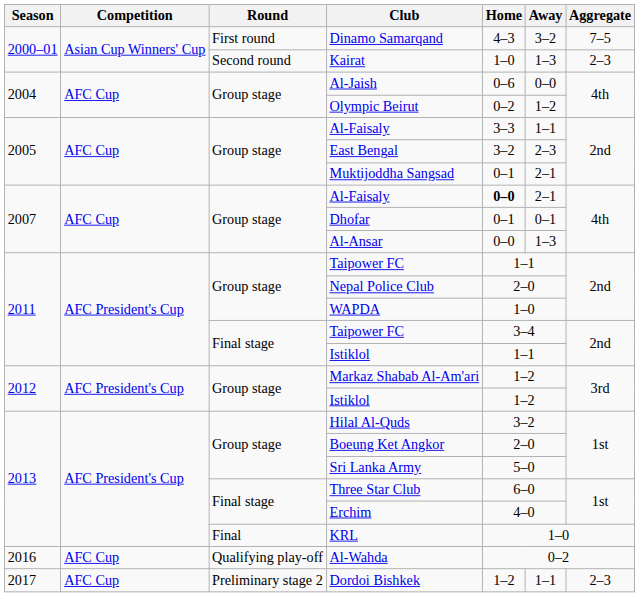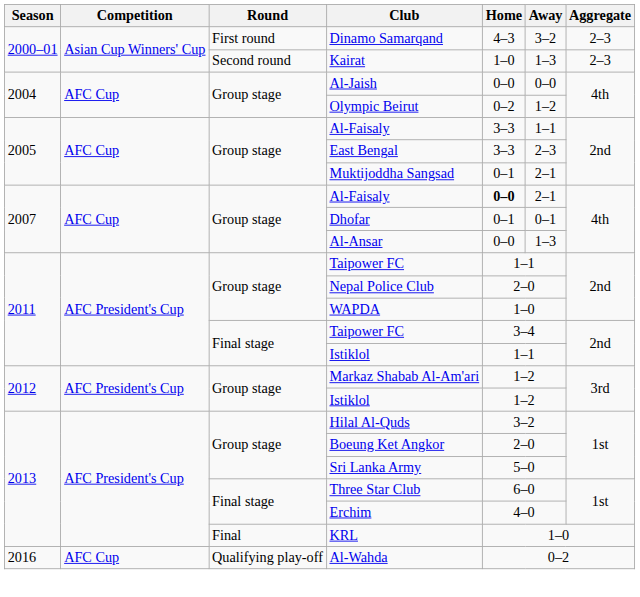(600, 38) 7–5 -> (600, 38) 2–3
(504, 83) 0–6 -> (504, 83) 0–0
(504, 151) 3–2 -> (504, 151) 3–3
- row: (22, 580)
